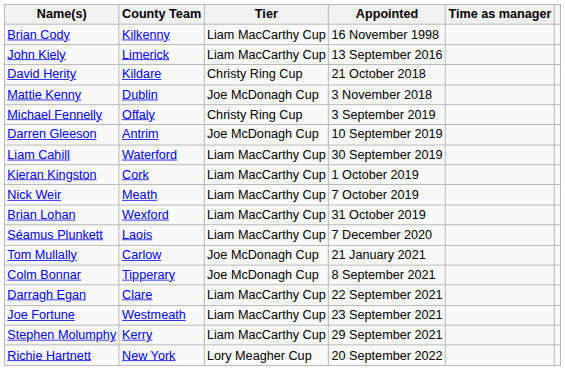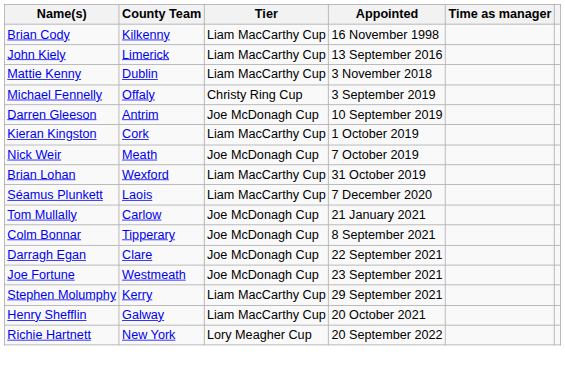- row: (42, 74)
(263, 94) Joe McDonagh Cup -> (266, 74) Liam MacCarthy Cup
- row: (39, 154)
(266, 194) Liam MacCarthy Cup -> (263, 154) Joe McDonagh Cup
(266, 295) Liam MacCarthy Cup -> (263, 255) Joe McDonagh Cup
(266, 315) Liam MacCarthy Cup -> (263, 275) Joe McDonagh Cup
+ row: (47, 315)
